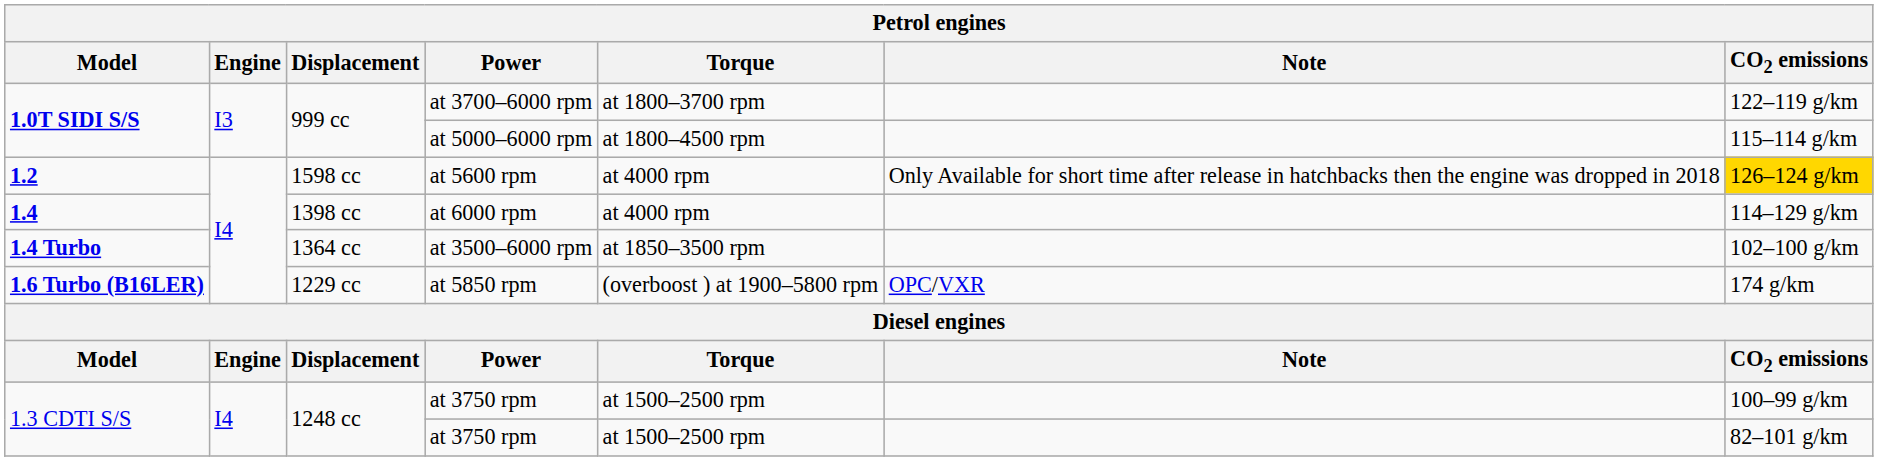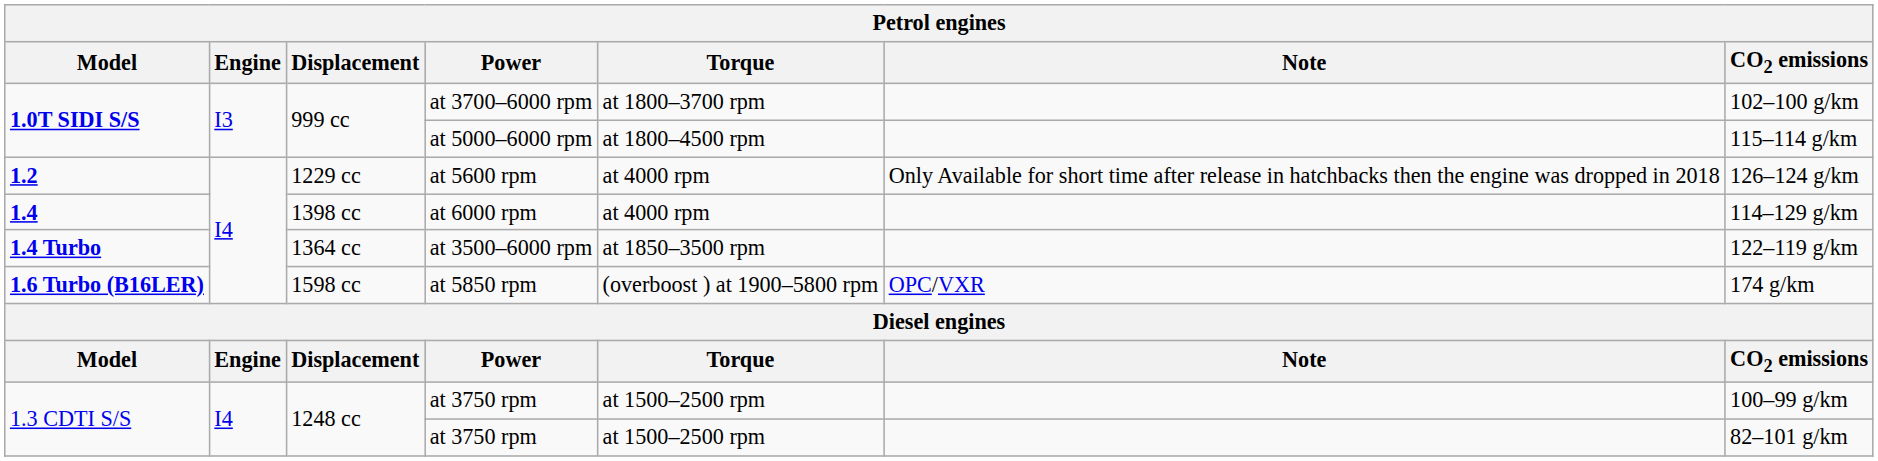(1794, 102) 122–119 g/km -> (1794, 102) 102–100 g/km
(326, 175) 1598 cc -> (326, 175) 1229 cc
(1794, 175) gold background -> (1794, 175) no background
(1794, 248) 102–100 g/km -> (1794, 248) 122–119 g/km
(326, 285) 1229 cc -> (326, 285) 1598 cc
